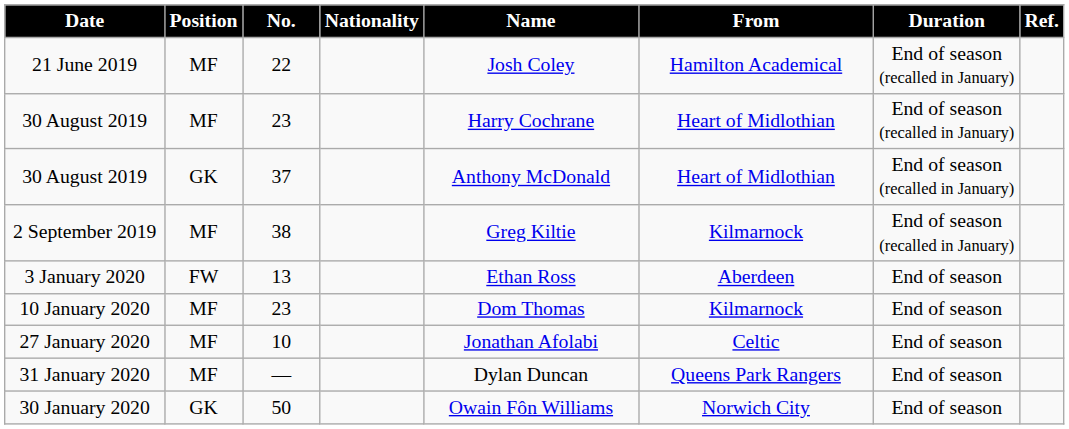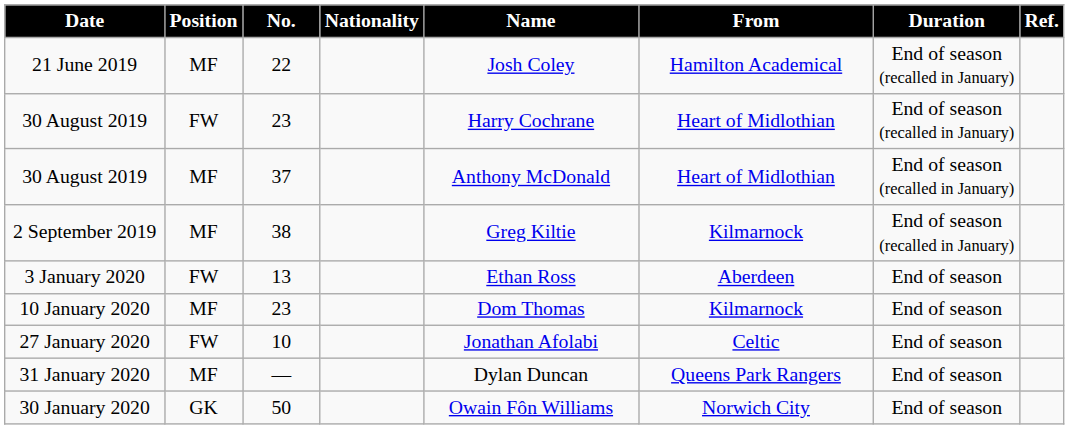(204, 121) MF -> (204, 121) FW
(203, 176) GK -> (204, 176) MF
(204, 342) MF -> (204, 342) FW
